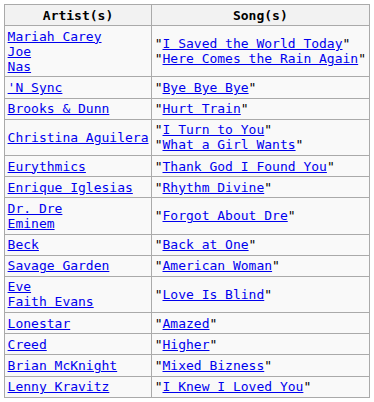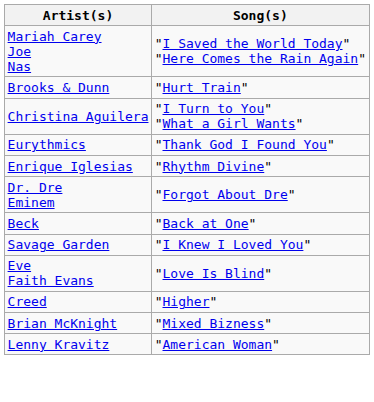- row: (35, 87)
(217, 266) "American Woman" -> (233, 245) "I Knew I Loved You"
- row: (39, 323)
(233, 387) "I Knew I Loved You" -> (217, 344) "American Woman"
